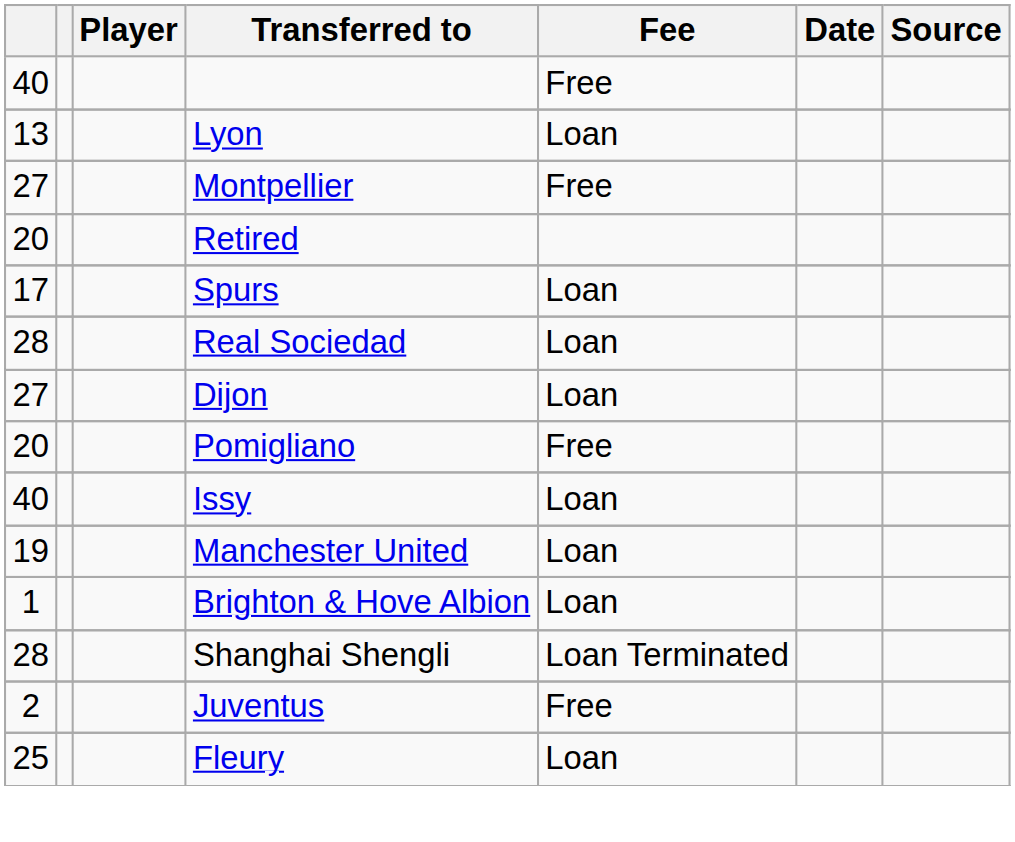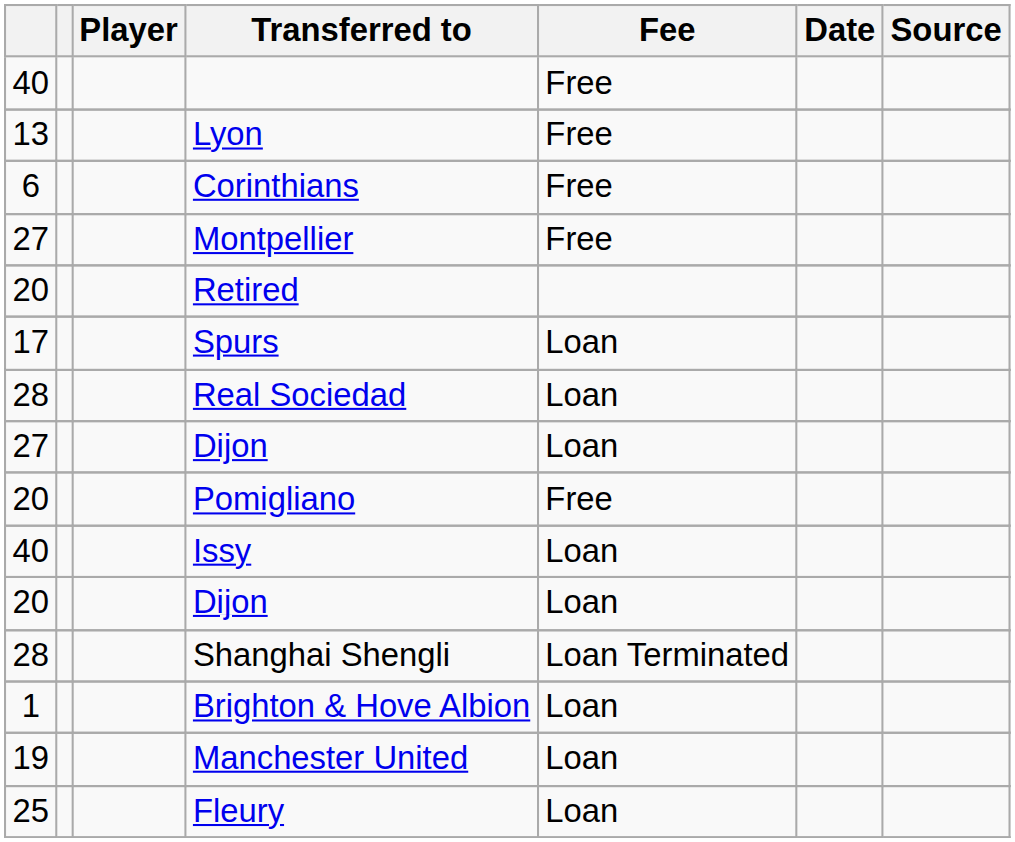(582, 134) Loan -> (579, 134) Free
+ row: (31, 186)
+ row: (31, 602)
rows swapped: (31, 654) <-> (31, 550)
- row: (31, 706)
